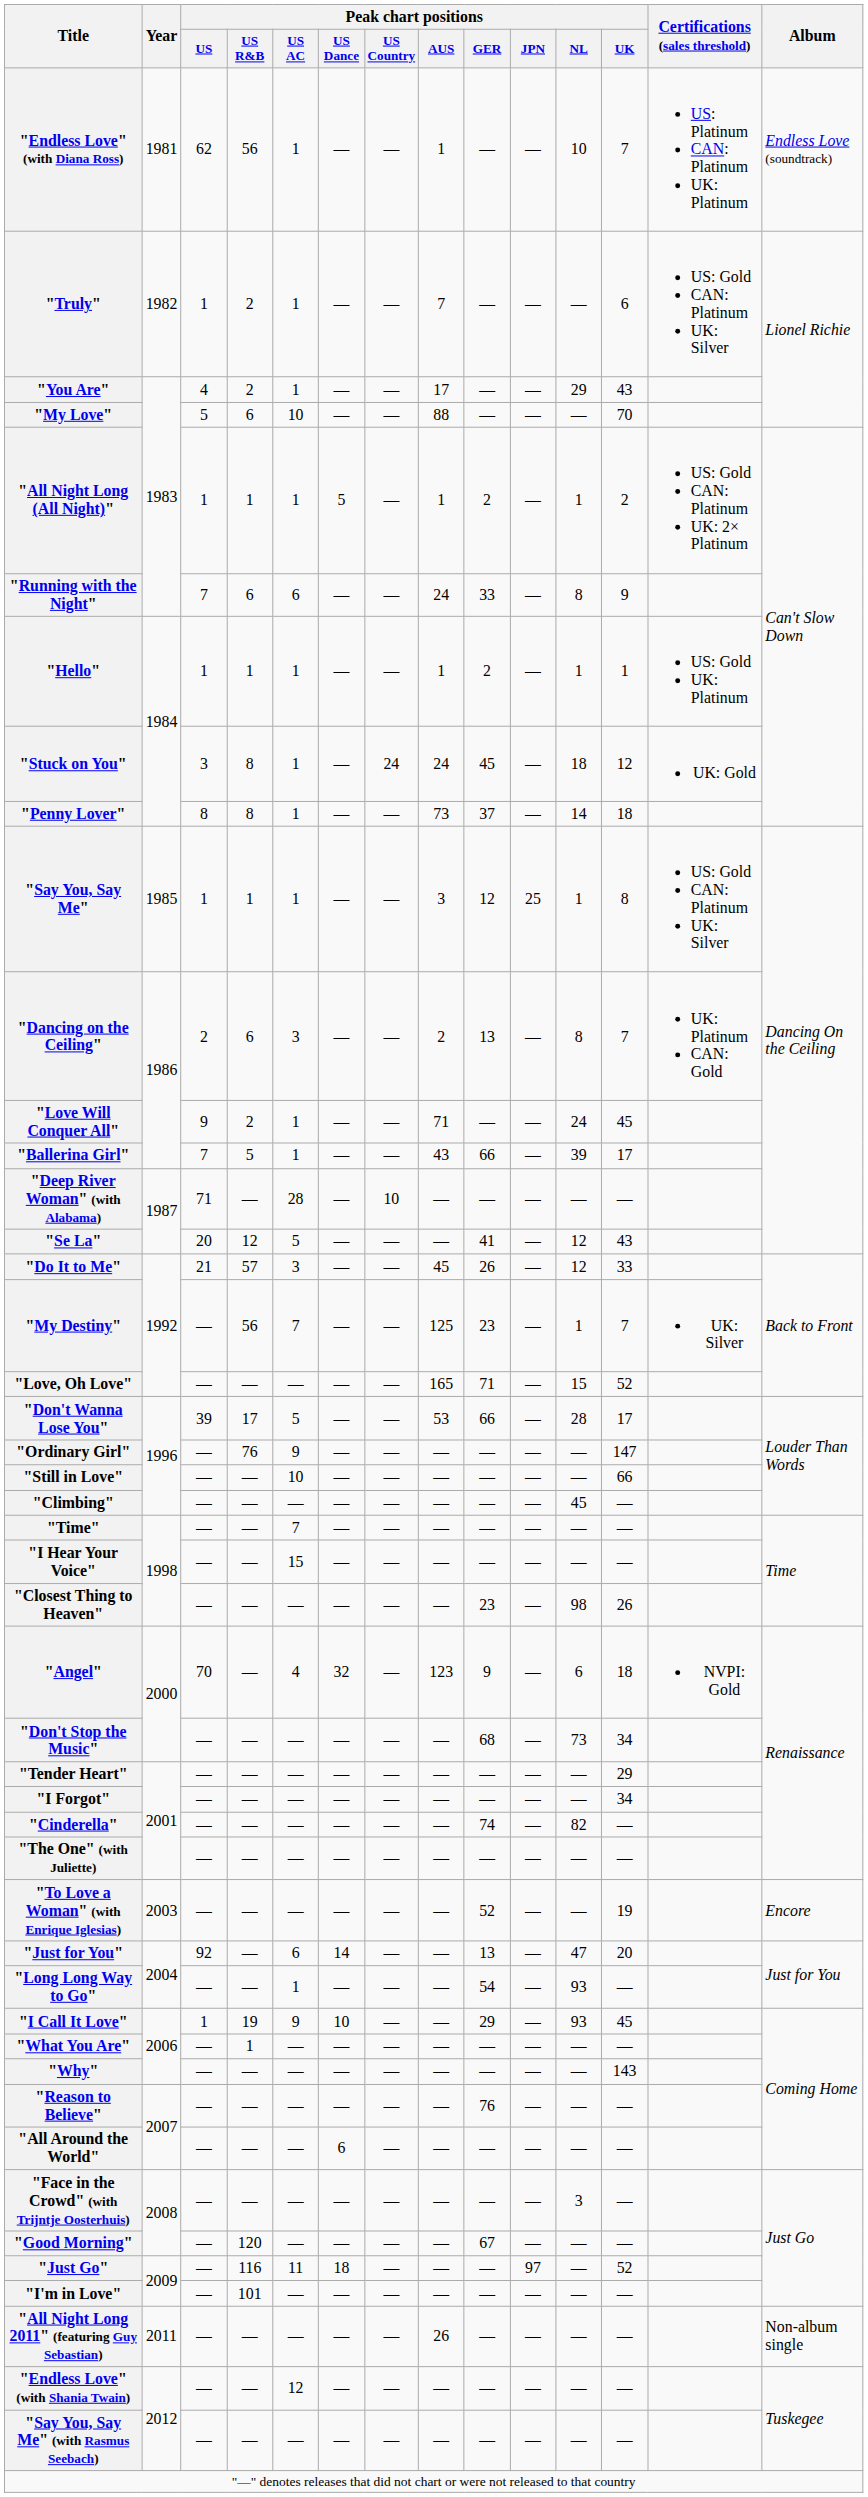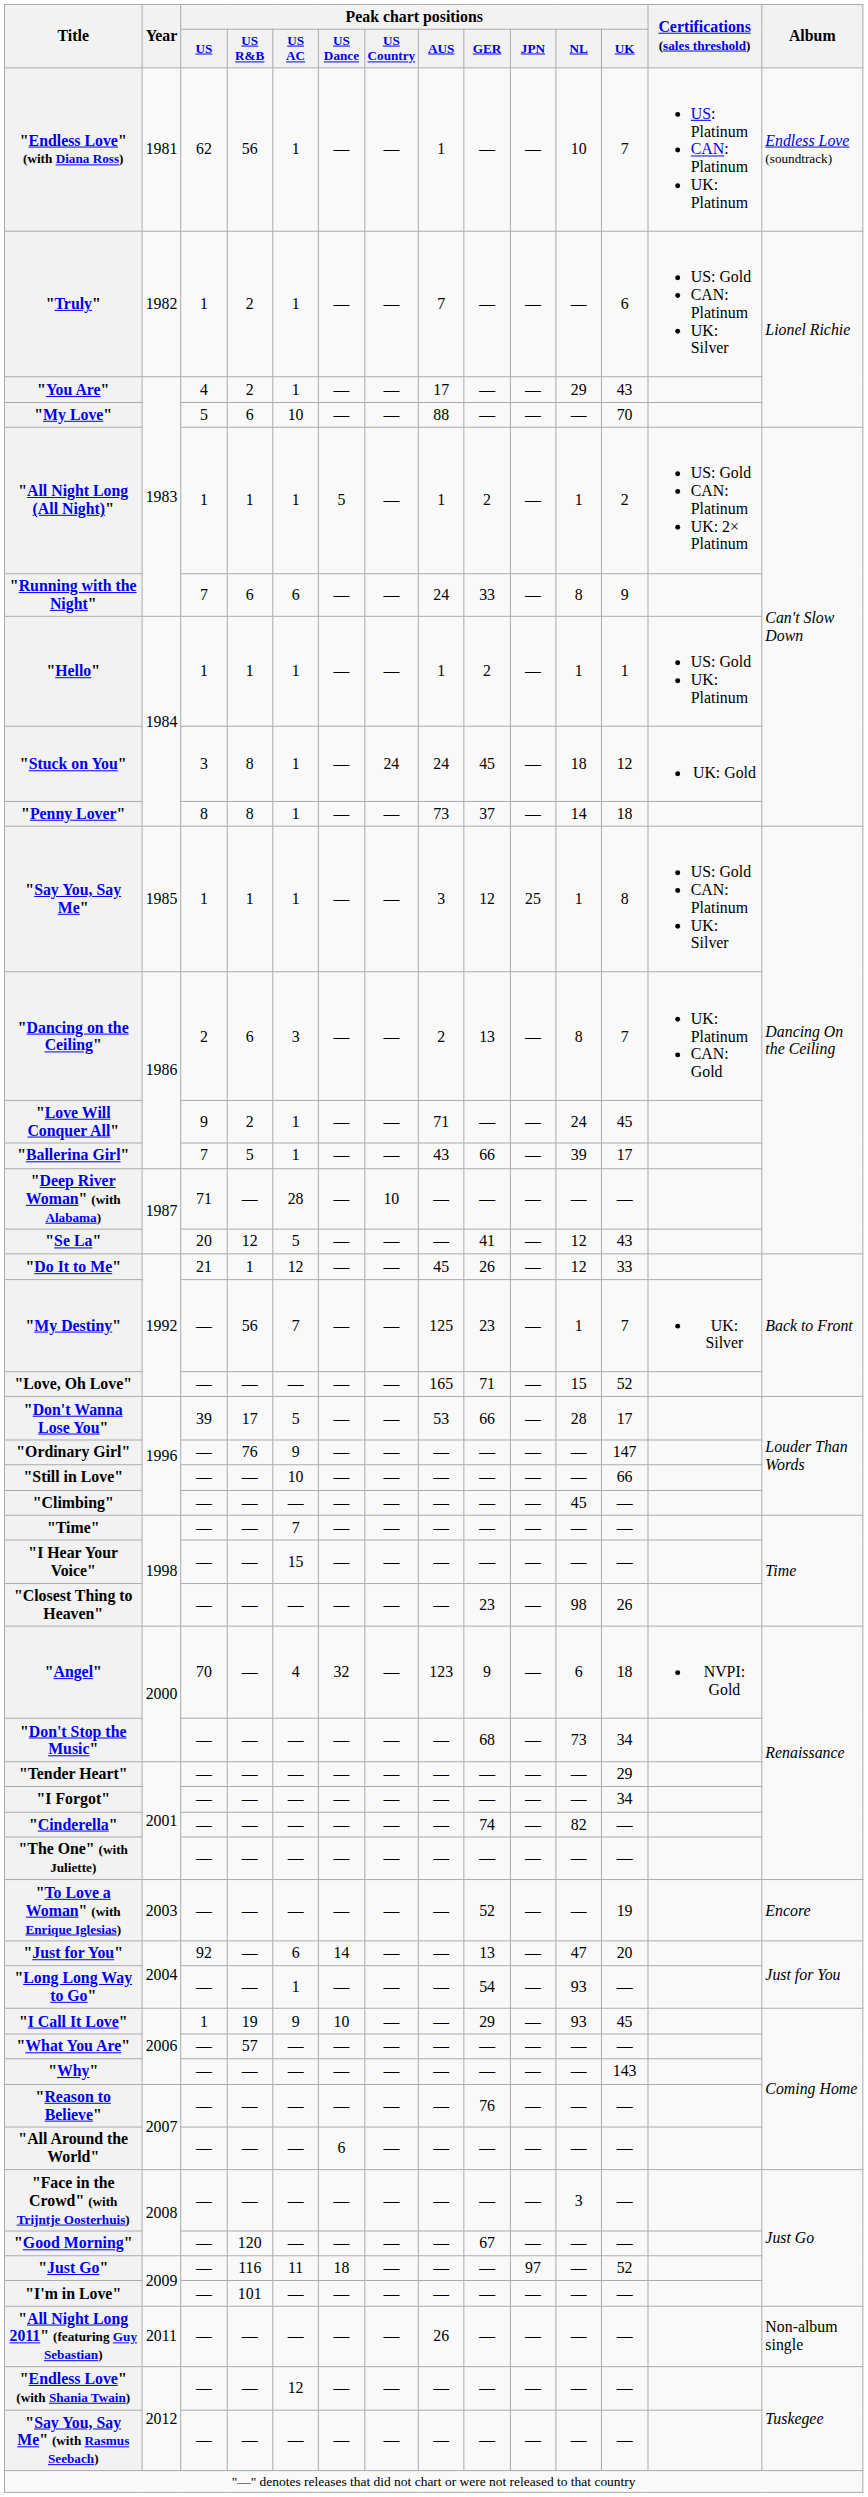(250, 1266) 57 -> (250, 1266) 1
(296, 1266) 3 -> (296, 1266) 12
(250, 2046) 1 -> (250, 2046) 57
